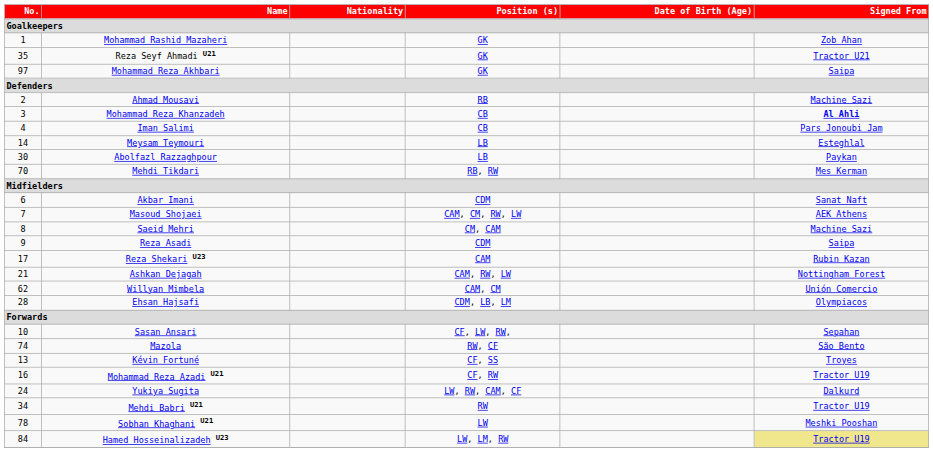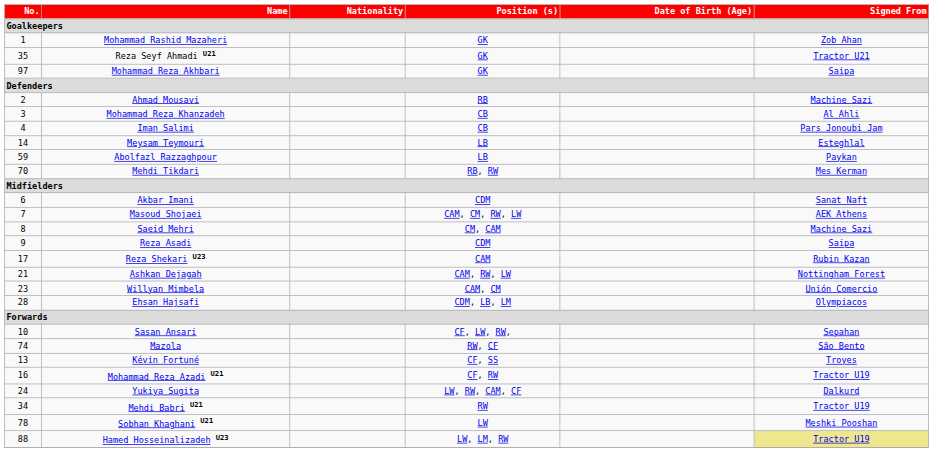(841, 114) bold -> (841, 114) normal
(23, 157) 30 -> (23, 157) 59
(23, 288) 62 -> (23, 288) 23
(23, 439) 84 -> (23, 439) 88
